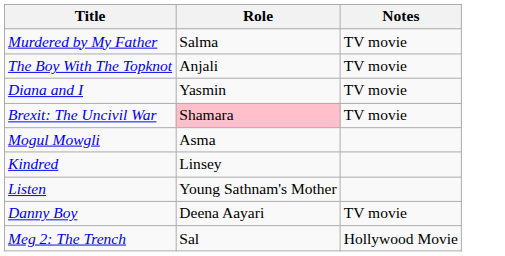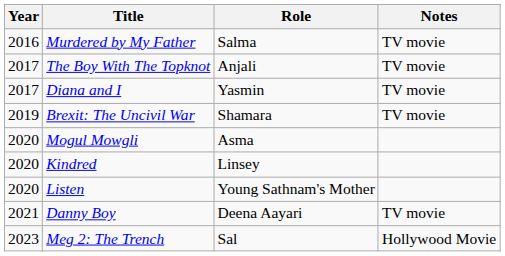+ column: (24, 16)
(206, 115) pink background -> (245, 115) no background
